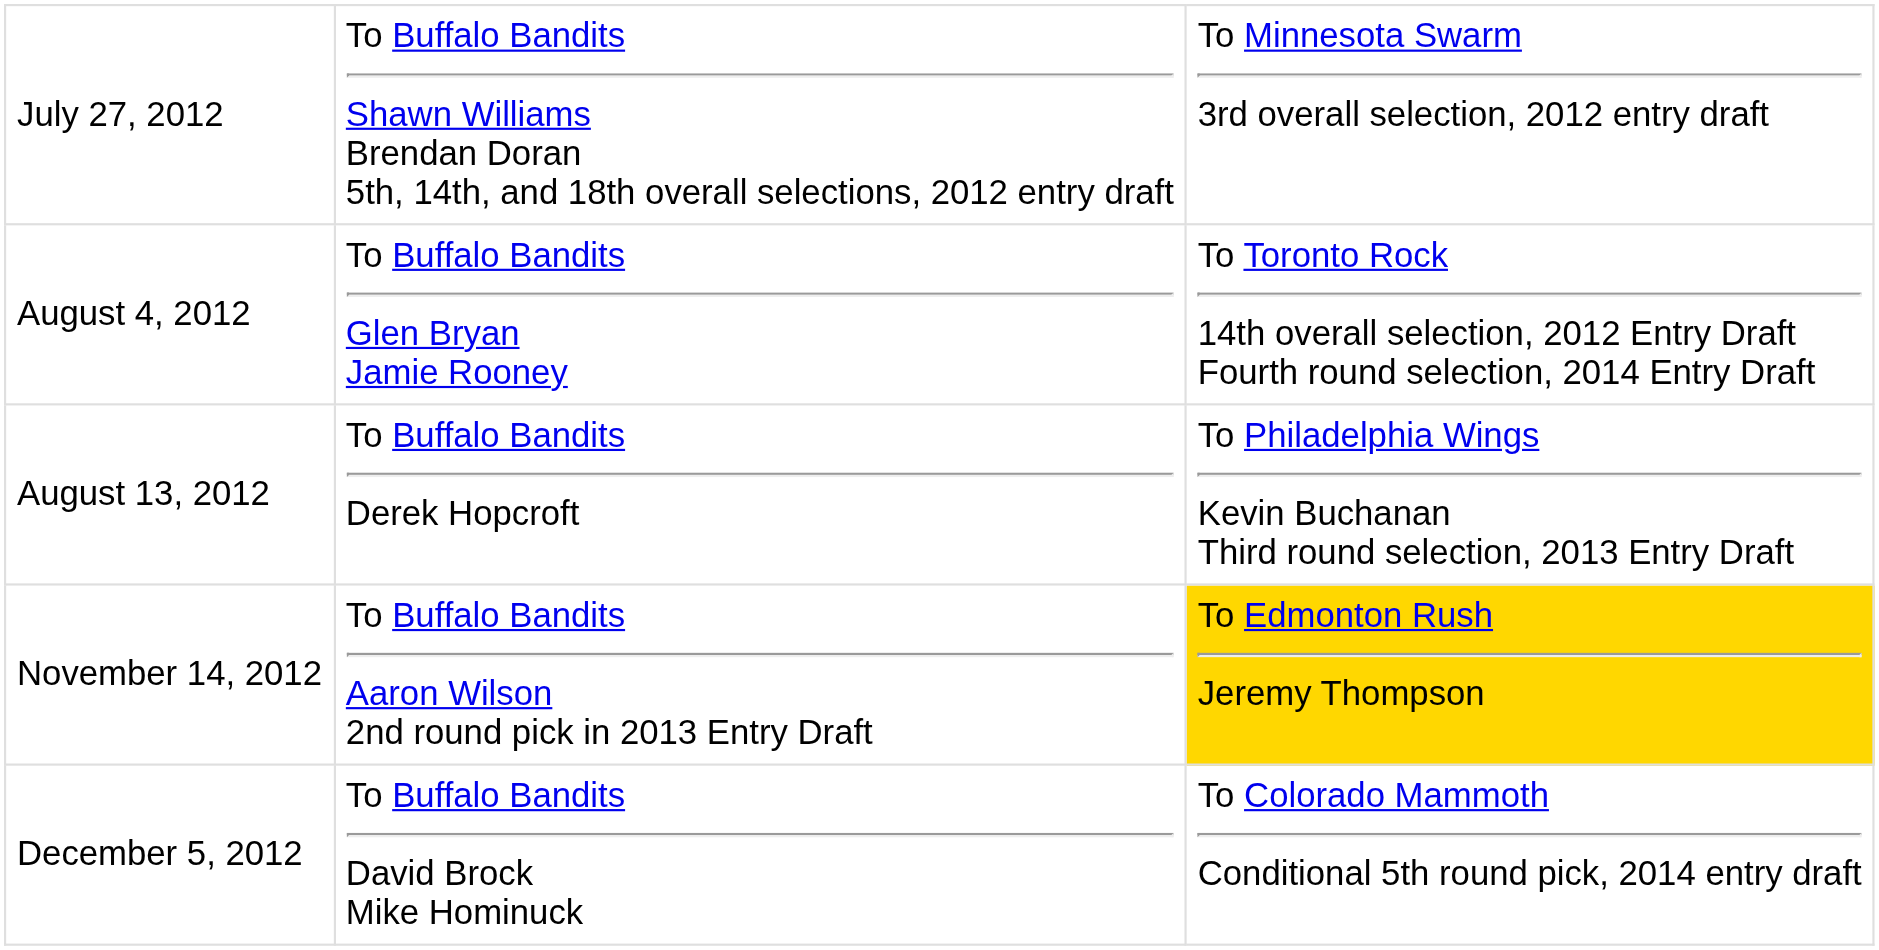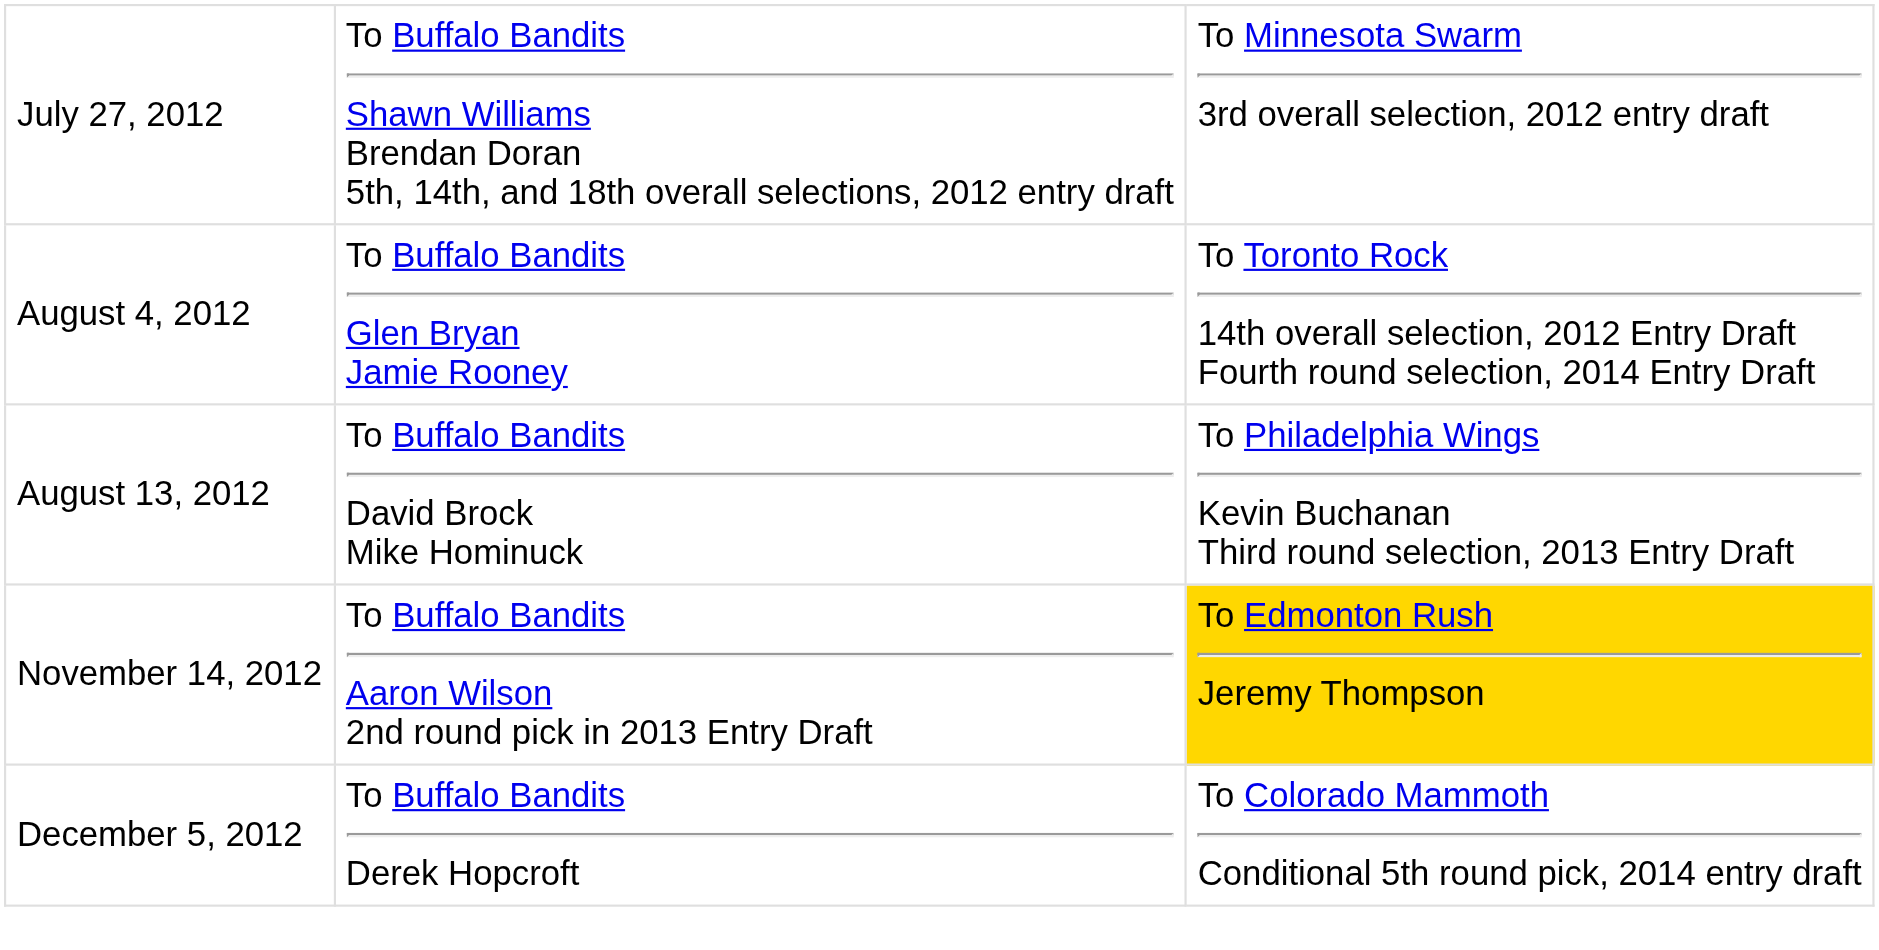(760, 474) To Buffalo Bandits Derek Hopcroft -> (760, 493) To Buffalo Bandits David Brock Mike Hominuck
(760, 854) To Buffalo Bandits David Brock Mike Hominuck -> (760, 834) To Buffalo Bandits Derek Hopcroft
